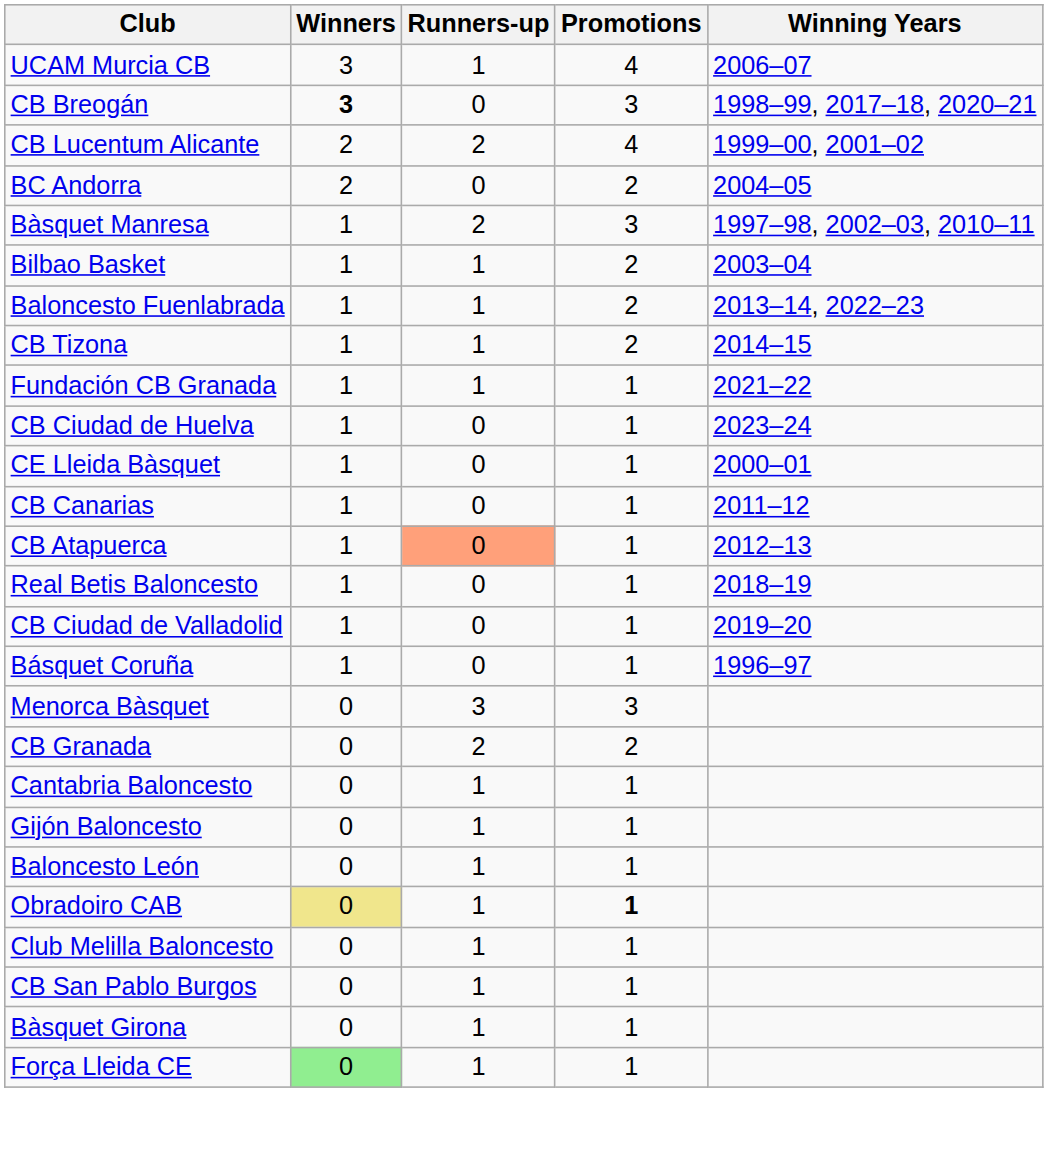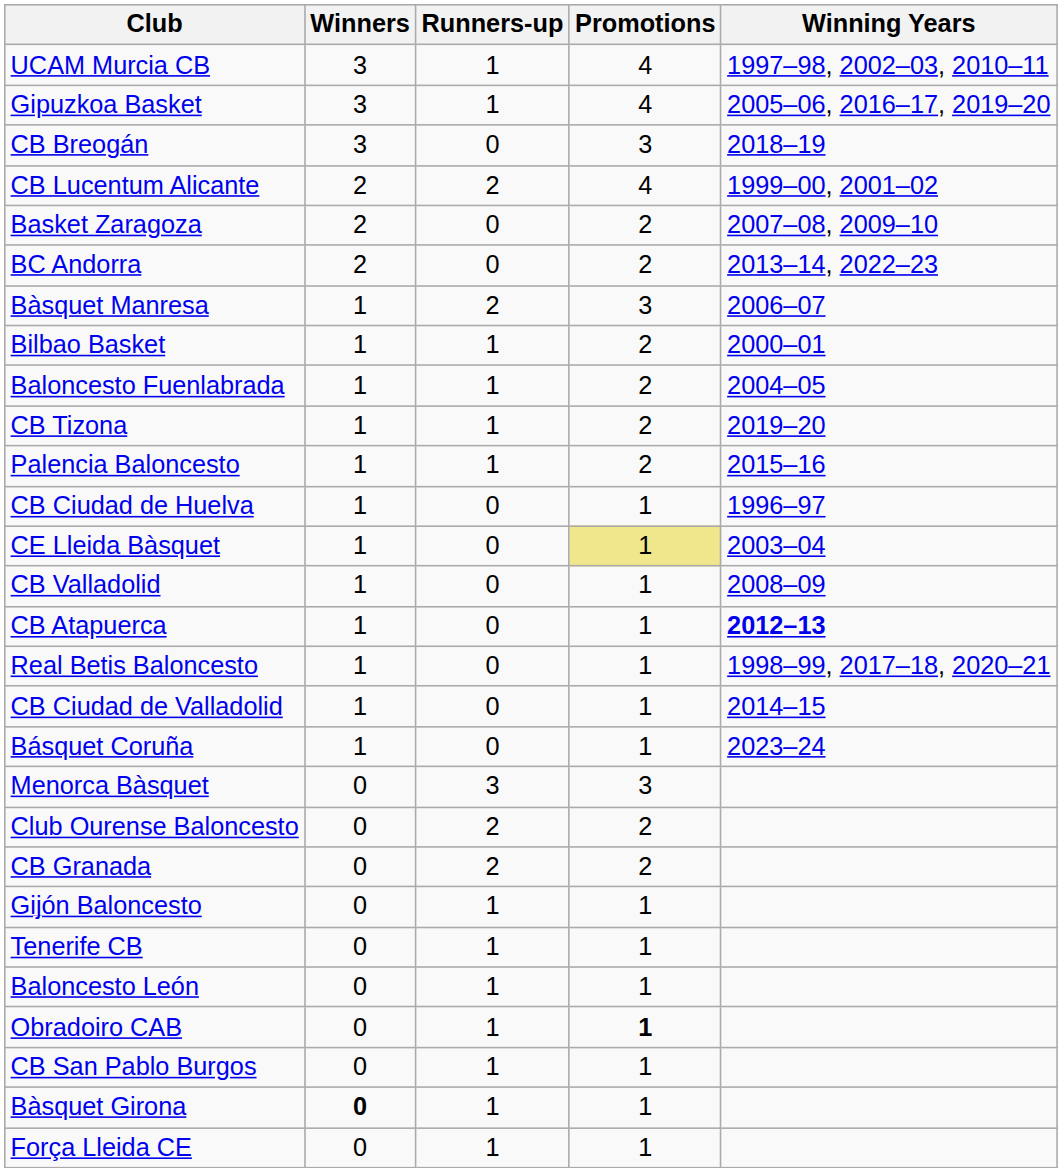(762, 64) 2006–07 -> (888, 64) 1997–98, 2002–03, 2010–11
+ row: (106, 104)
(346, 104) bold -> (360, 144) normal
(875, 104) 1998–99, 2017–18, 2020–21 -> (776, 144) 2018–19
+ row: (106, 225)
(762, 184) 2004–05 -> (833, 265) 2013–14, 2022–23
(874, 225) 1997–98, 2002–03, 2010–11 -> (776, 305) 2006–07
(762, 265) 2003–04 -> (776, 345) 2000–01
(819, 305) 2013–14, 2022–23 -> (776, 385) 2004–05
(762, 345) 2014–15 -> (776, 425) 2019–20
+ row: (125, 465)
- row: (143, 385)
(762, 425) 2023–24 -> (776, 505) 1996–97
(631, 465) no background -> (645, 545) khaki background
(762, 465) 2000–01 -> (776, 545) 2003–04
+ row: (86, 585)
- row: (82, 505)
(478, 545) lightsalmon background -> (492, 625) no background
(762, 545) normal -> (776, 625) bold
(762, 585) 2018–19 -> (889, 666) 1998–99, 2017–18, 2020–21
(762, 625) 2019–20 -> (776, 706) 2014–15
(762, 666) 1996–97 -> (776, 746) 2023–24
+ row: (155, 826)
- row: (131, 786)
+ row: (77, 946)
(346, 906) khaki background -> (360, 1026) no background
- row: (142, 946)
(346, 1026) normal -> (360, 1107) bold
(346, 1066) lightgreen background -> (360, 1147) no background
